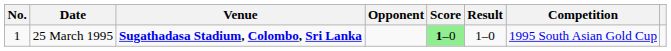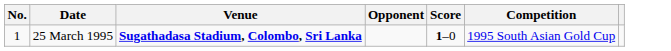- column: (485, 14)
(446, 35) lightgreen background -> (446, 35) no background
